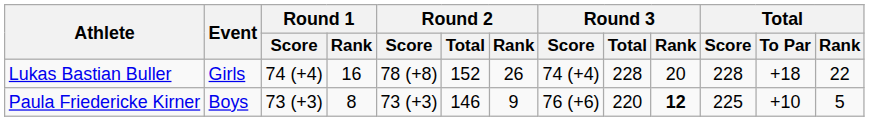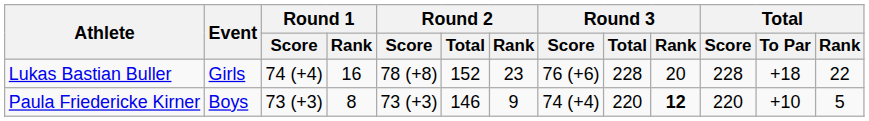(514, 74) 26 -> (514, 74) 23
(571, 74) 74 (+4) -> (571, 74) 76 (+6)
(571, 102) 76 (+6) -> (571, 102) 74 (+4)
(728, 102) 225 -> (728, 102) 220
